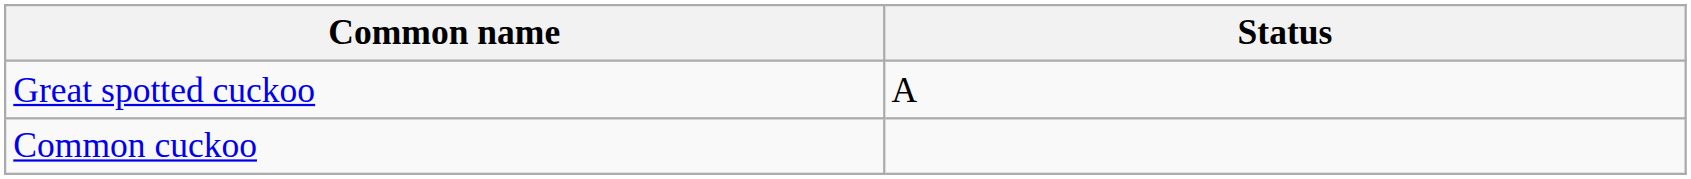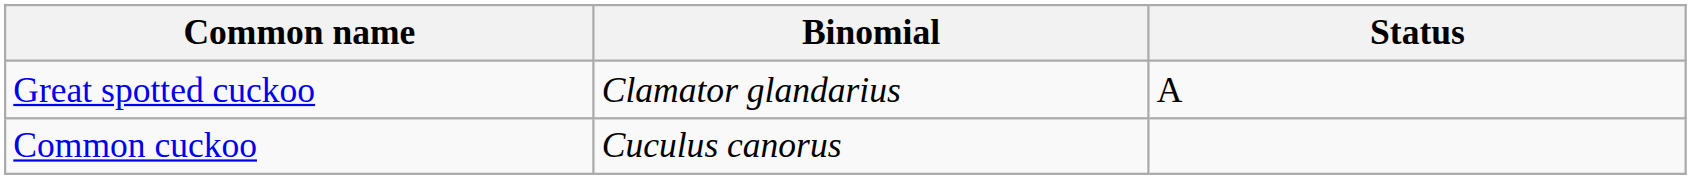+ column: (871, 32)
